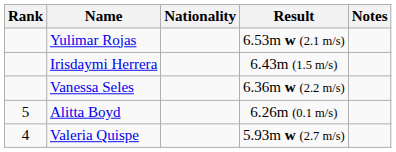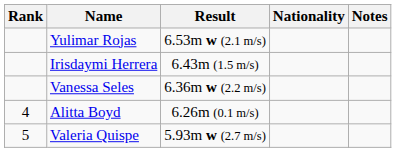columns swapped: (200, 16) <-> (294, 16)
(25, 111) 5 -> (25, 111) 4
(25, 135) 4 -> (25, 135) 5
